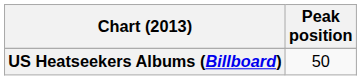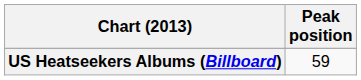(321, 61) 50 -> (321, 61) 59
